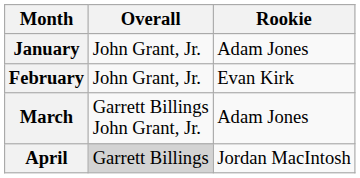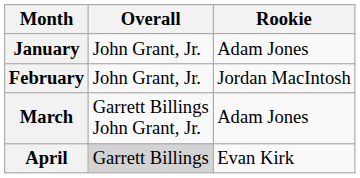(256, 78) Evan Kirk -> (284, 78) Jordan MacIntosh
(284, 157) Jordan MacIntosh -> (256, 157) Evan Kirk
